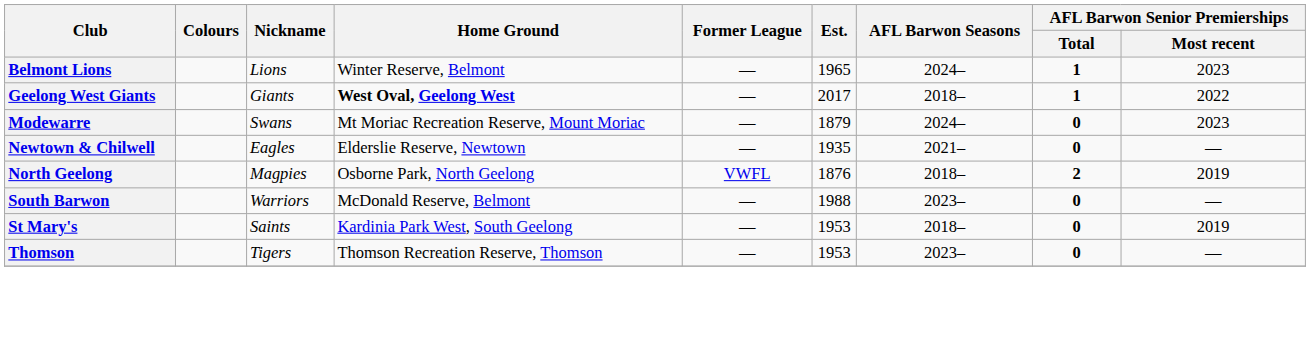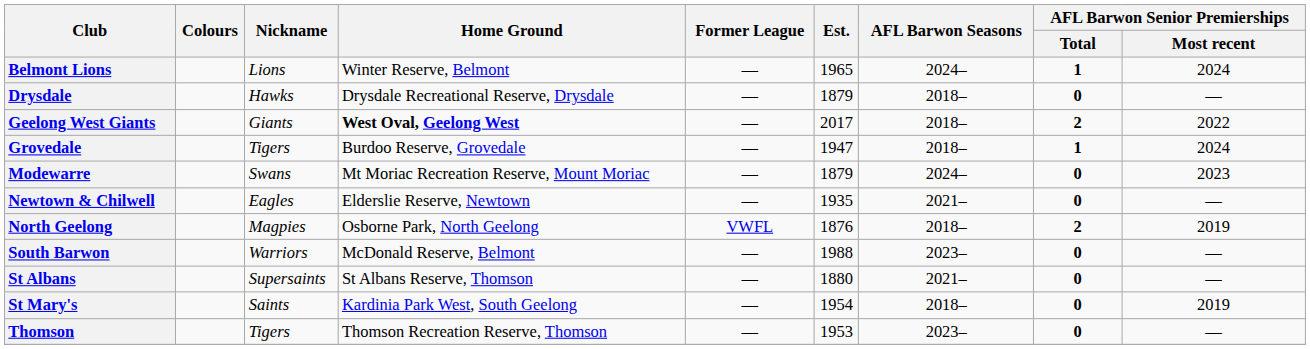(1213, 69) 2023 -> (1214, 69) 2024
+ row: (40, 95)
(1077, 95) 1 -> (1078, 122) 2
+ row: (45, 148)
+ row: (42, 278)
(834, 226) 1953 -> (836, 305) 1954
